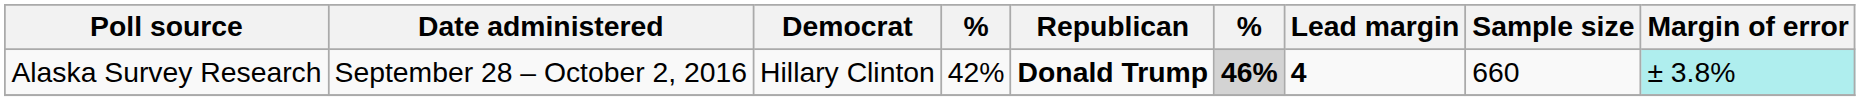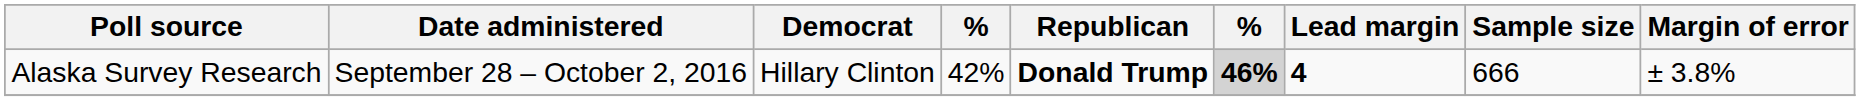(1496, 71) 660 -> (1496, 71) 666
(1691, 71) paleturquoise background -> (1691, 71) no background
